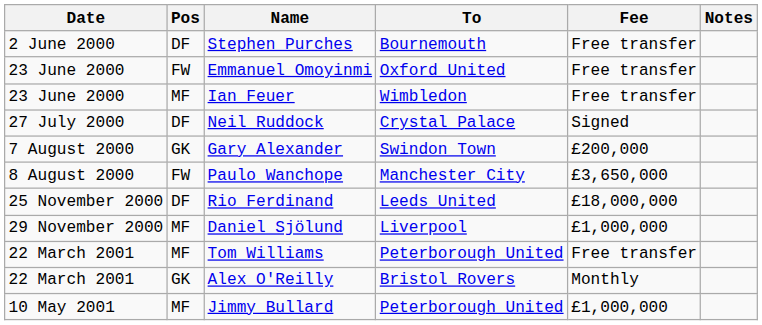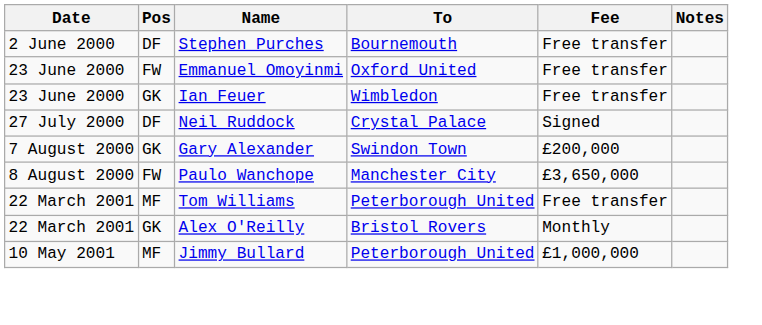(181, 97) MF -> (152, 97) GK
- row: (270, 202)
- row: (275, 228)
